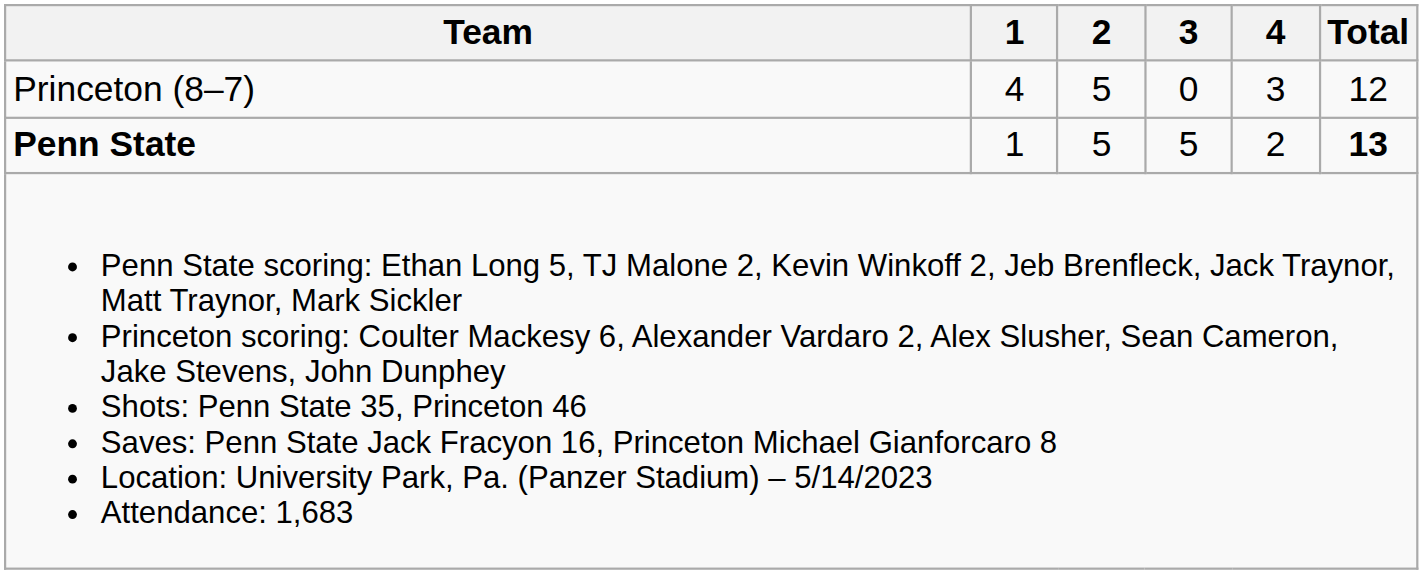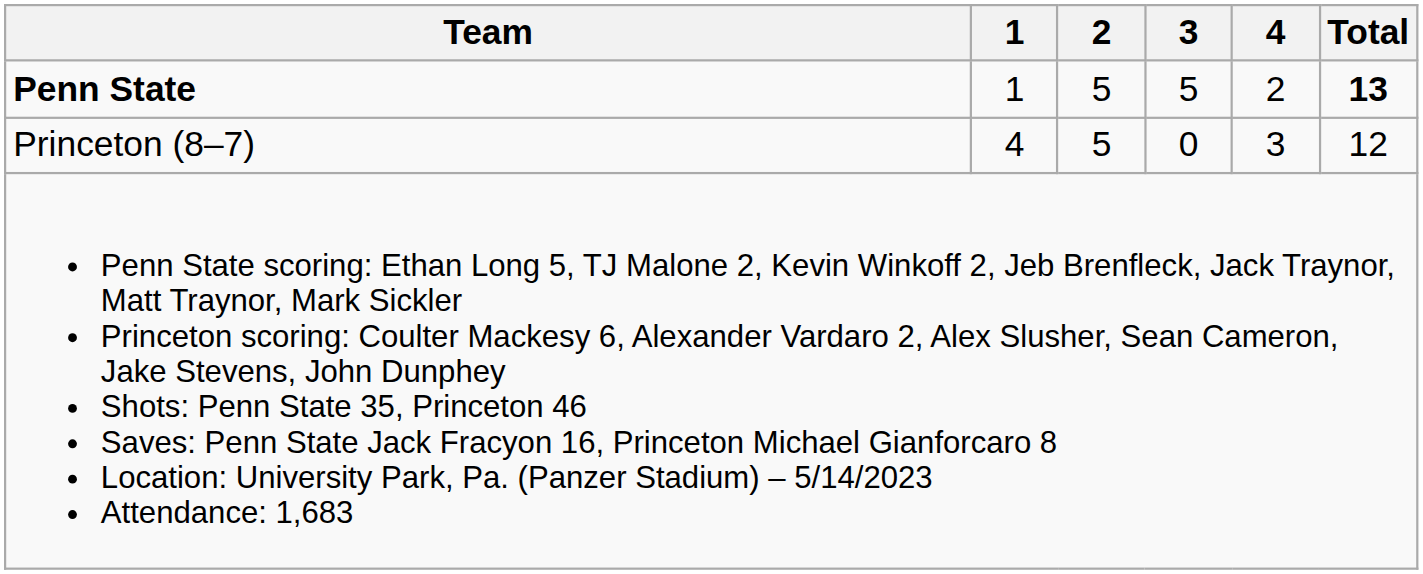rows swapped: (105, 144) <-> (134, 88)
